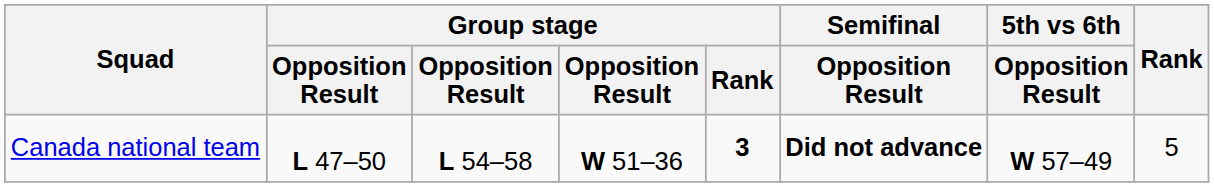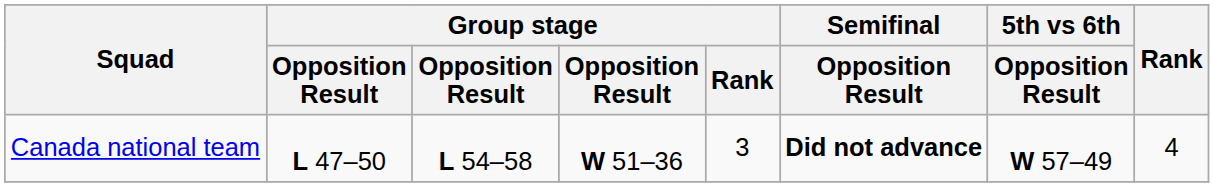(742, 148) bold -> (742, 148) normal
(1172, 148) 5 -> (1172, 148) 4
